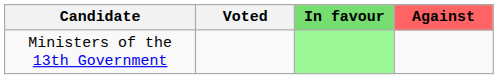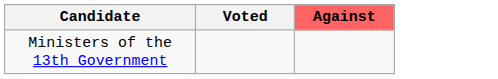- column: (344, 17)
